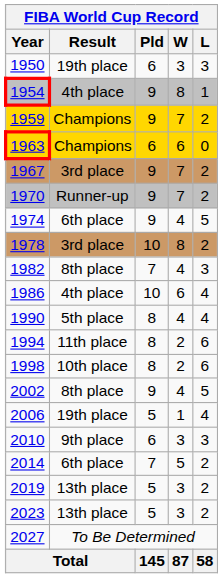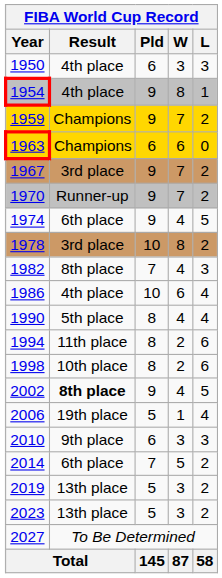(92, 66) 19th place -> (92, 66) 4th place
(92, 391) normal -> (92, 391) bold
